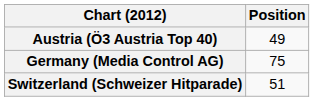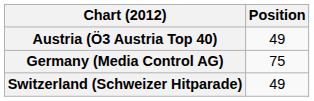(277, 84) 51 -> (277, 84) 49
